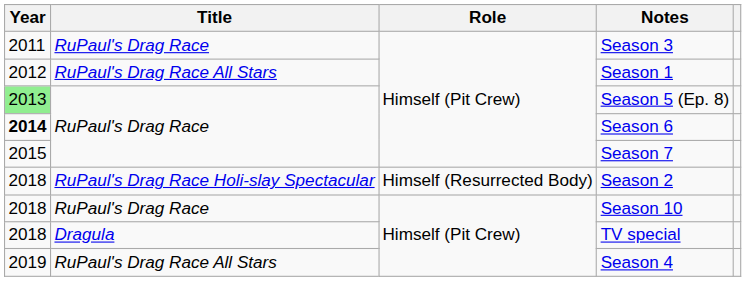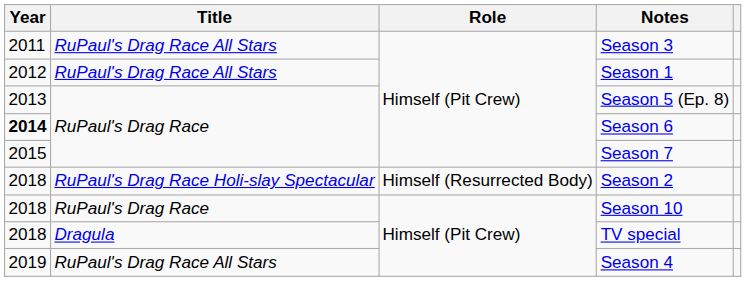(132, 45) RuPaul's Drag Race -> (166, 45) RuPaul's Drag Race All Stars
(28, 99) lightgreen background -> (28, 99) no background
